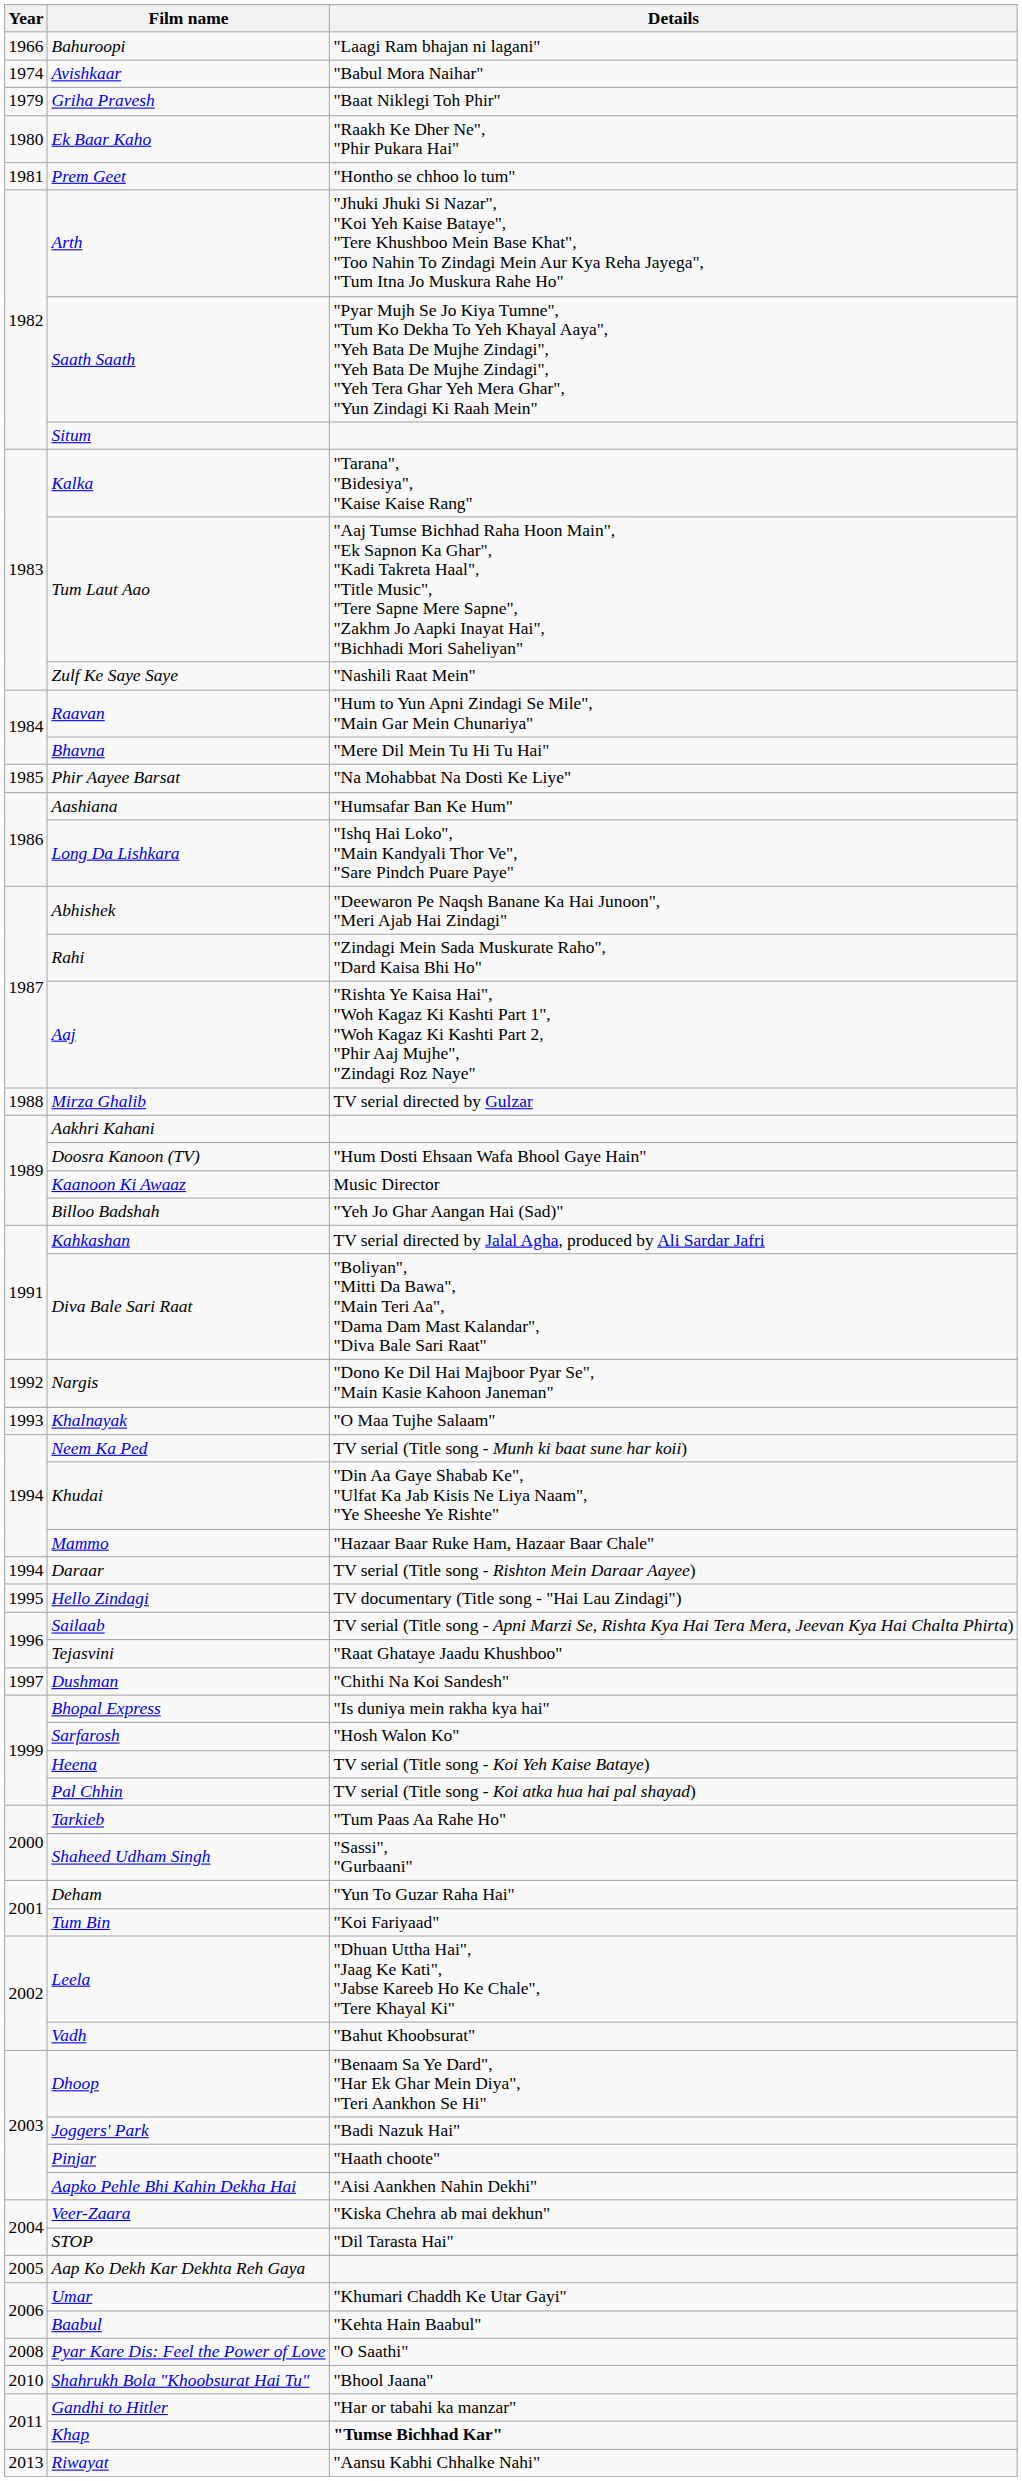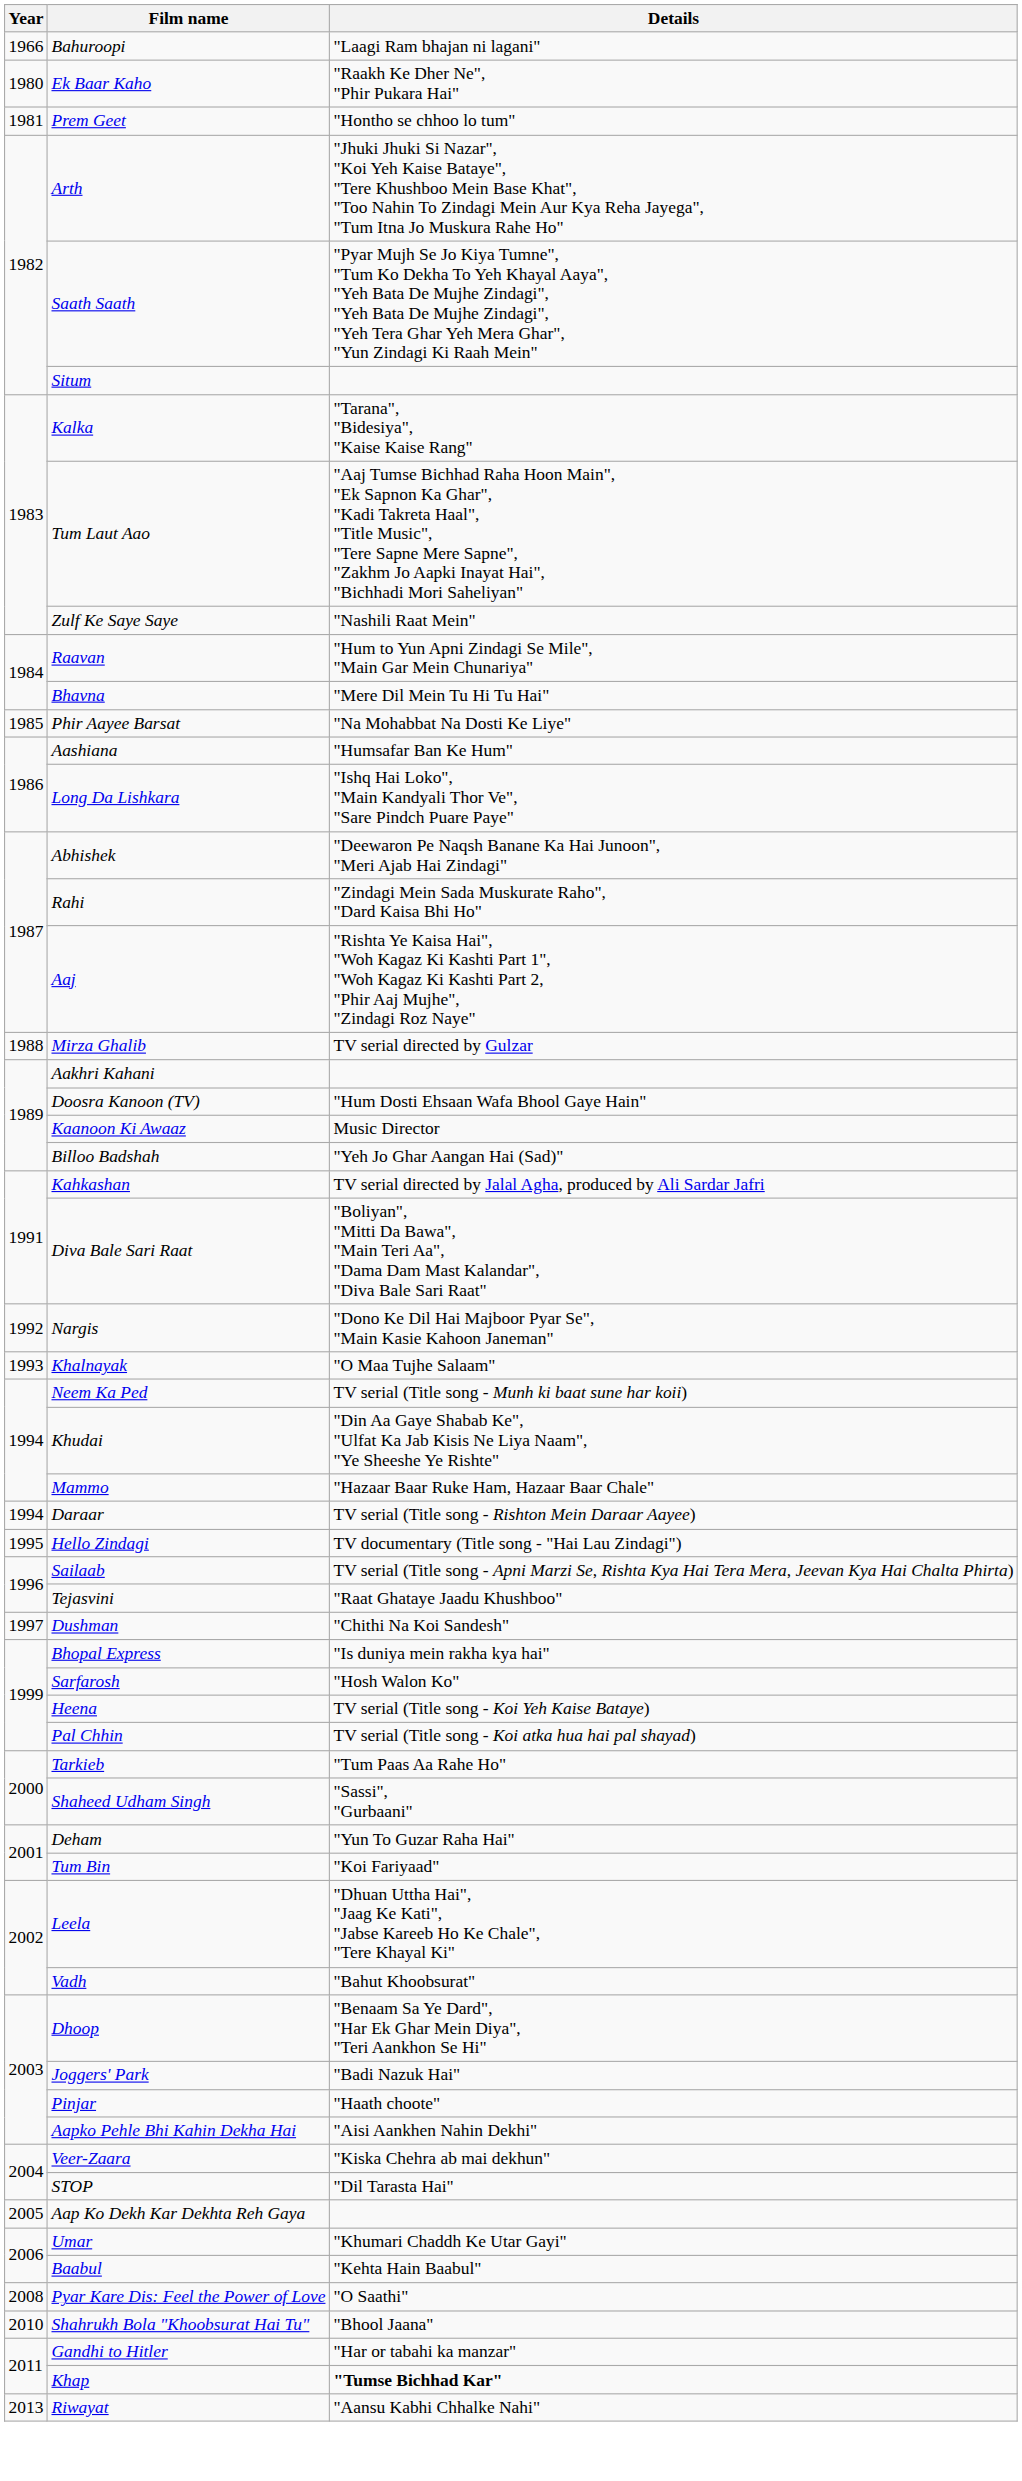- row: (86, 73)
- row: (103, 101)
